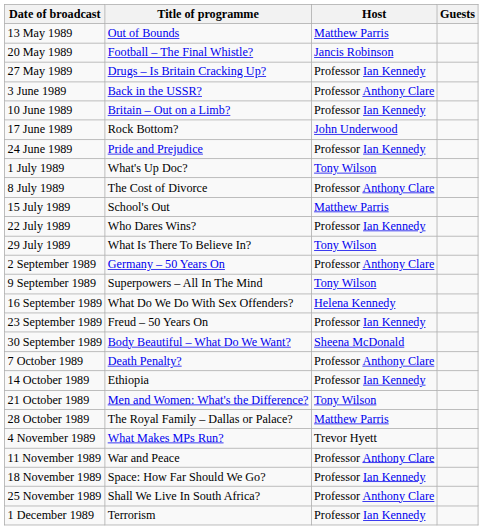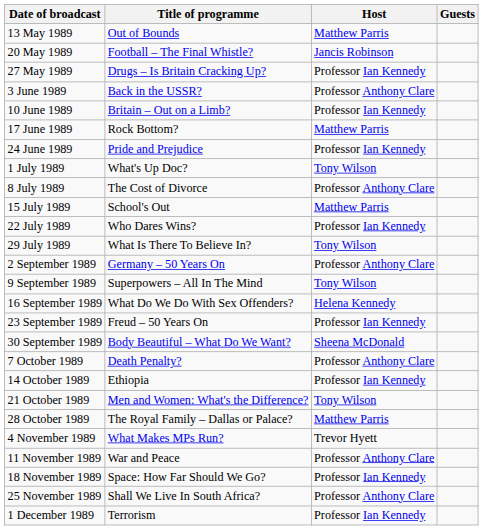(356, 129) John Underwood -> (351, 129) Matthew Parris
